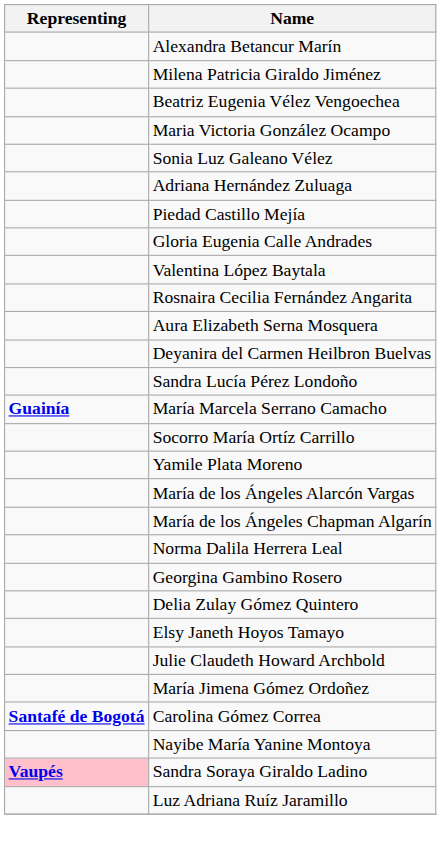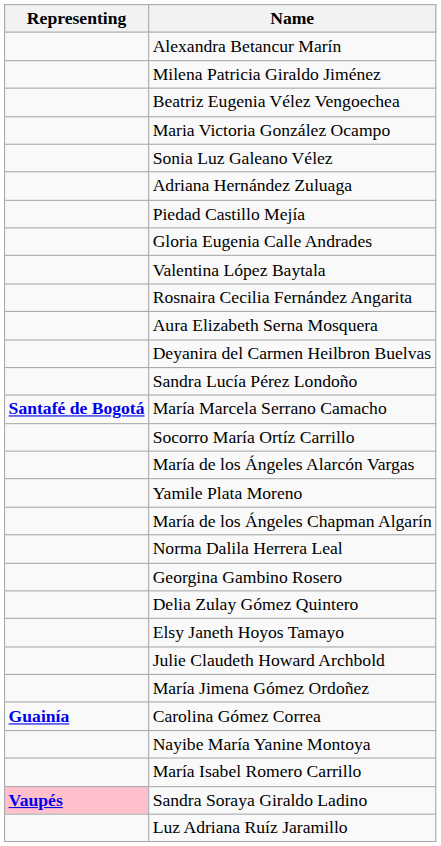(39, 409) Guainía -> (77, 409) Santafé de Bogotá
rows swapped: (228, 465) <-> (284, 492)
(77, 716) Santafé de Bogotá -> (39, 716) Guainía
+ row: (257, 772)
